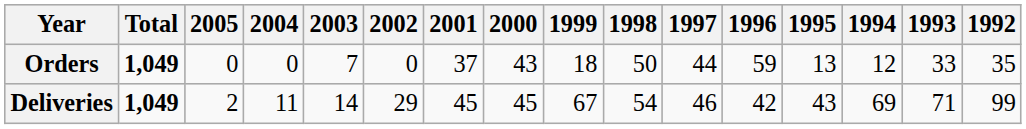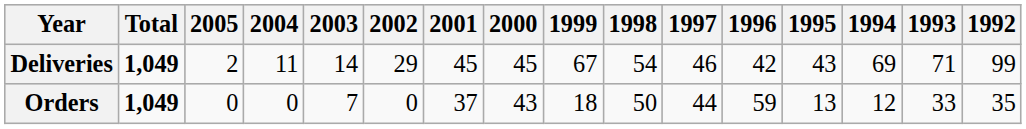rows swapped: (62, 64) <-> (62, 104)
